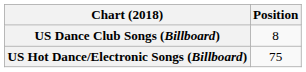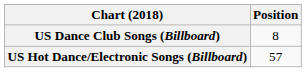(276, 56) 75 -> (276, 56) 57
